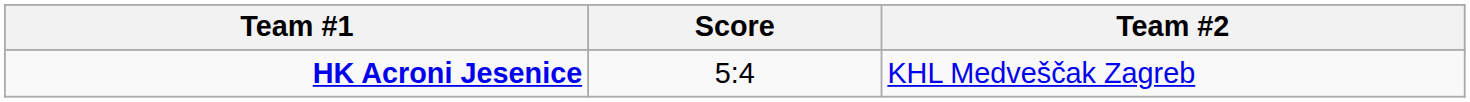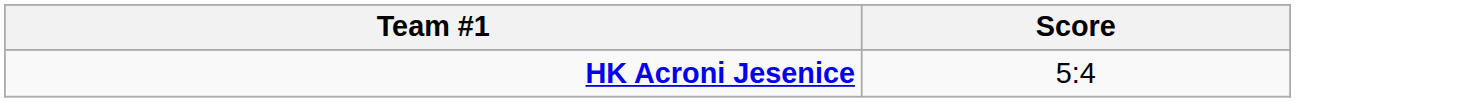- column: (1173, 27)
